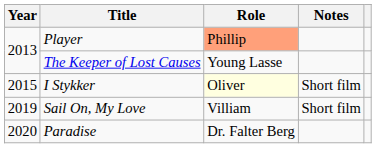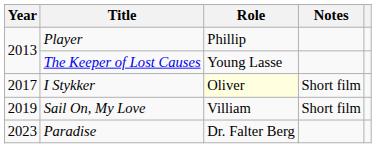(227, 39) lightsalmon background -> (227, 39) no background
(22, 85) 2015 -> (22, 85) 2017
(22, 131) 2020 -> (22, 131) 2023
